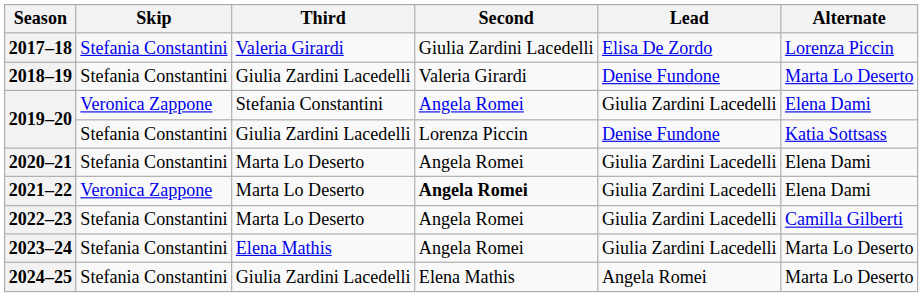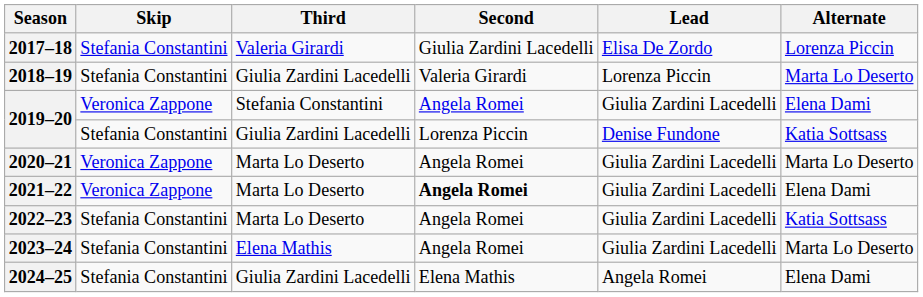(661, 76) Denise Fundone -> (656, 76) Lorenza Piccin
(154, 162) Stefania Constantini -> (146, 162) Veronica Zappone
(828, 162) Elena Dami -> (849, 162) Marta Lo Deserto
(844, 219) Camilla Gilberti -> (836, 219) Katia Sottsass
(849, 276) Marta Lo Deserto -> (828, 276) Elena Dami
